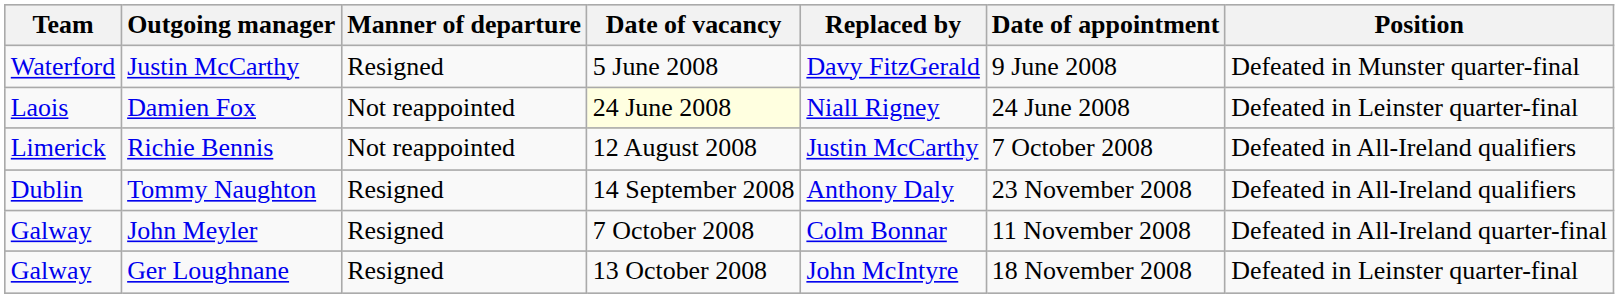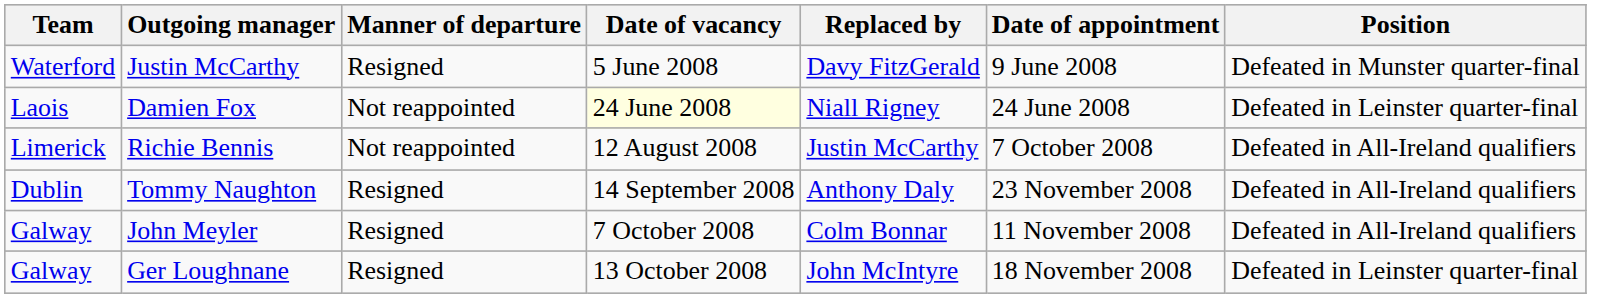(1419, 230) Defeated in All-Ireland quarter-final -> (1404, 230) Defeated in All-Ireland qualifiers
